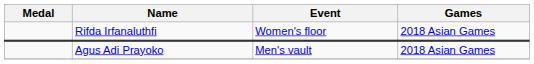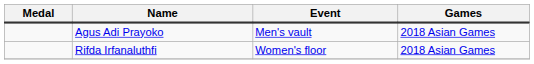rows swapped: (116, 31) <-> (119, 50)
